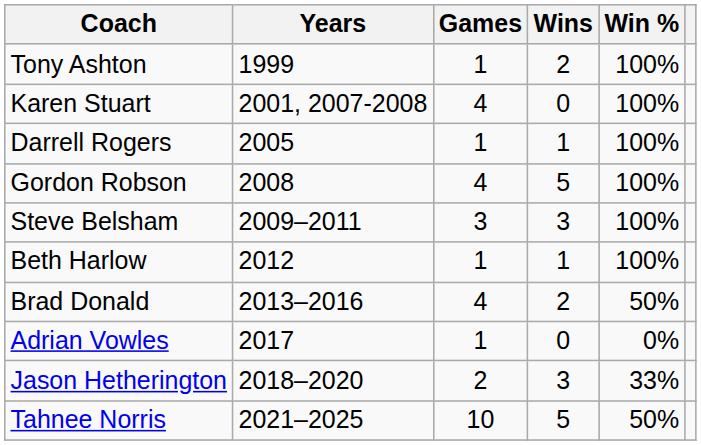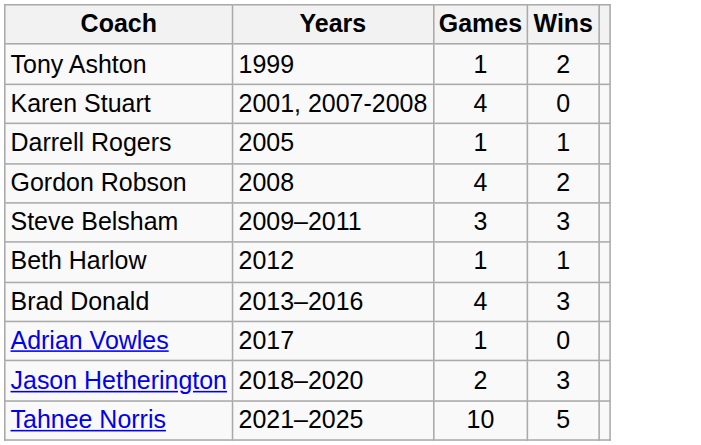- column: (642, 24)
(563, 182) 5 -> (563, 182) 2
(563, 301) 2 -> (563, 301) 3
